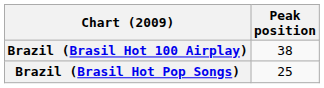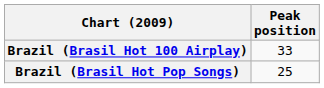(285, 51) 38 -> (285, 51) 33
